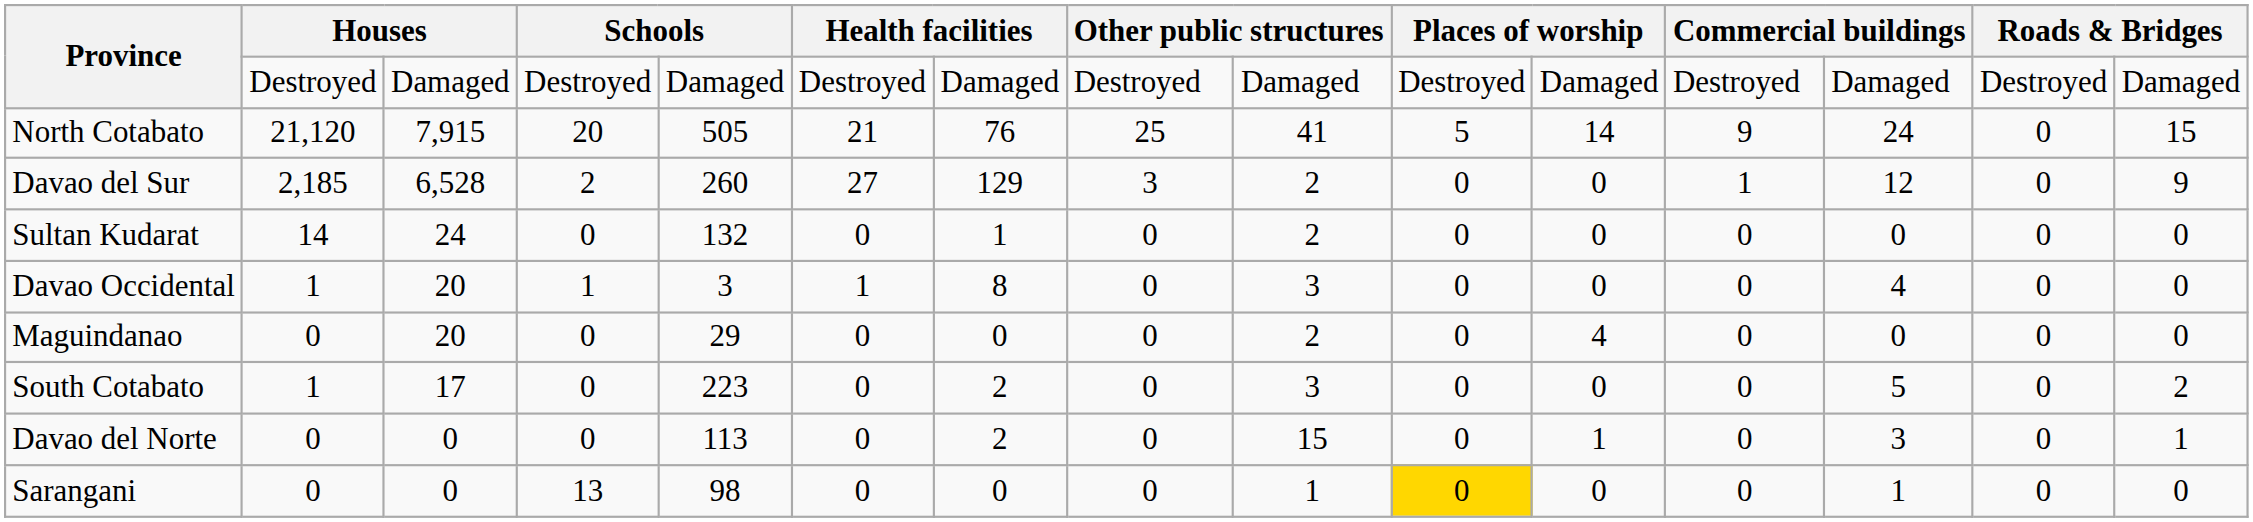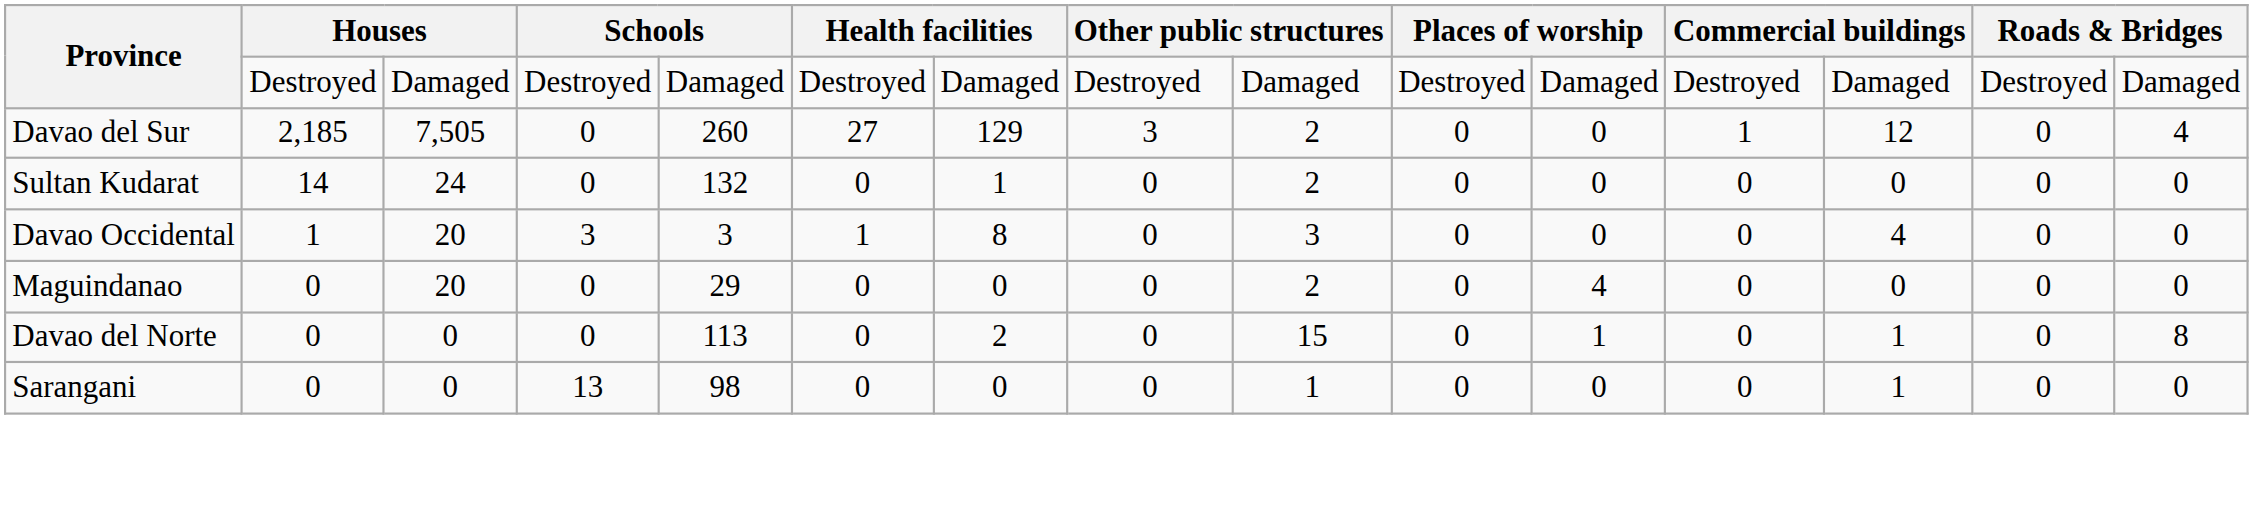- row: (108, 132)
(450, 183) 6,528 -> (450, 132) 7,505
(588, 183) 2 -> (588, 132) 0
(2181, 183) 9 -> (2181, 132) 4
(588, 285) 1 -> (588, 234) 3
- row: (108, 387)
(1898, 438) 3 -> (1898, 336) 1
(2181, 438) 1 -> (2181, 336) 8
(1462, 489) gold background -> (1462, 387) no background
